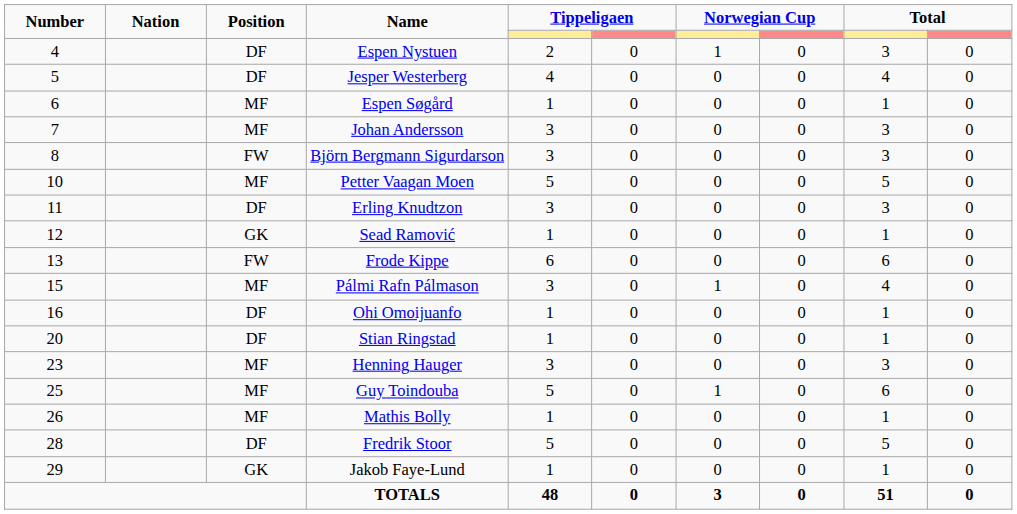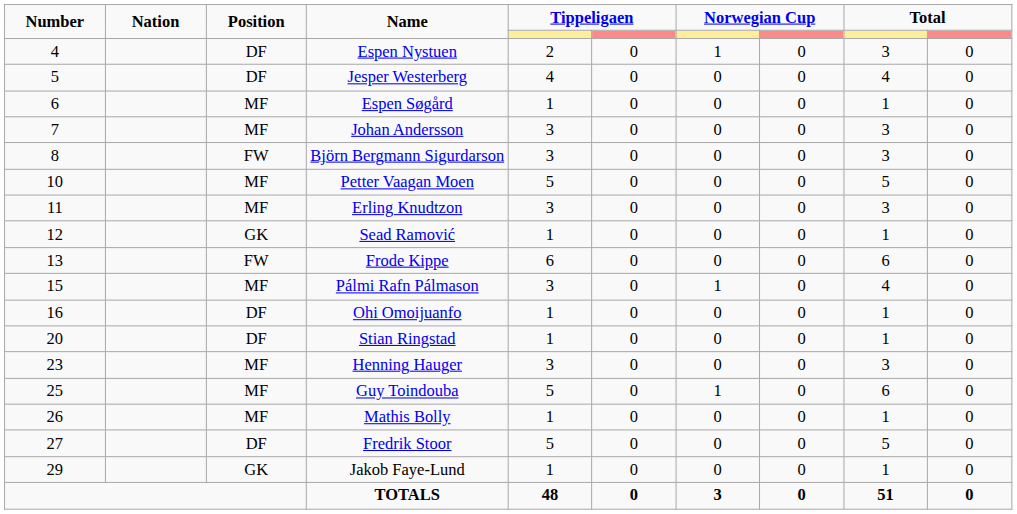(256, 208) DF -> (256, 208) MF
(55, 443) 28 -> (55, 443) 27
